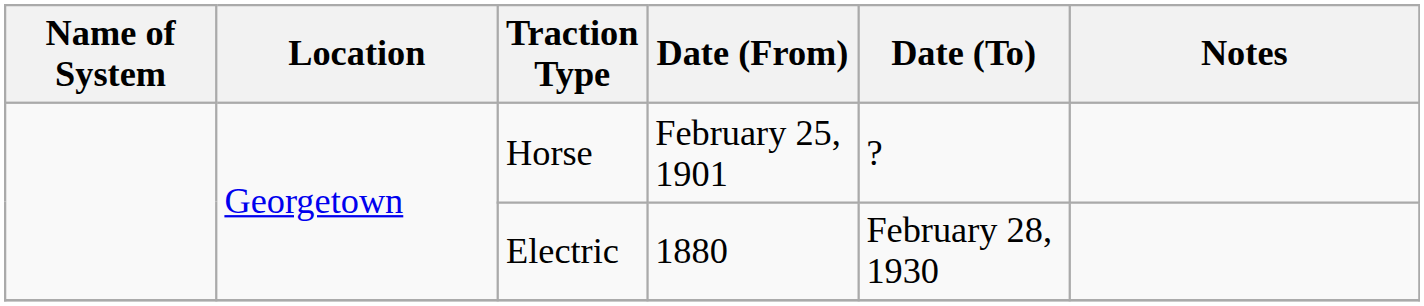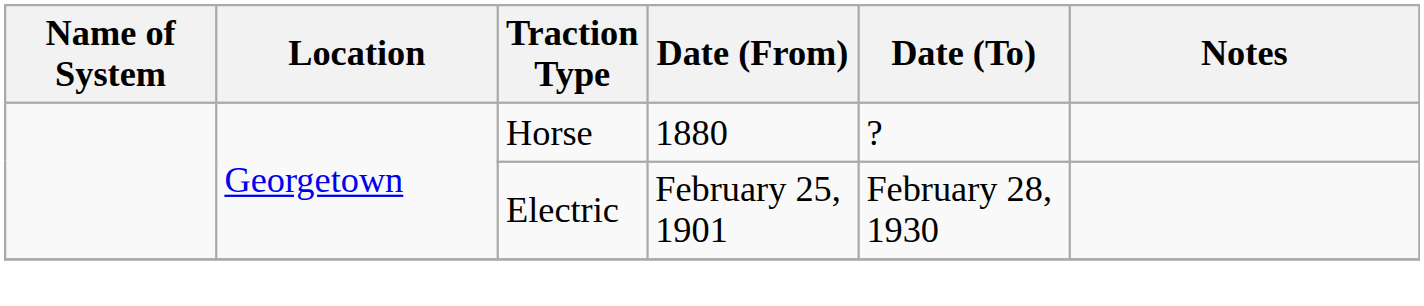(748, 152) February 25, 1901 -> (692, 131) 1880
(692, 250) 1880 -> (748, 209) February 25, 1901
